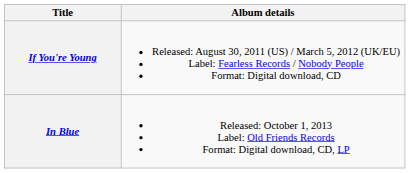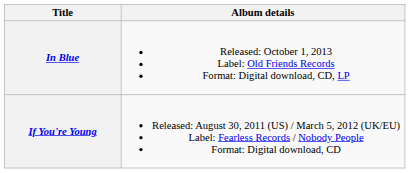rows swapped: (63, 58) <-> (63, 131)
